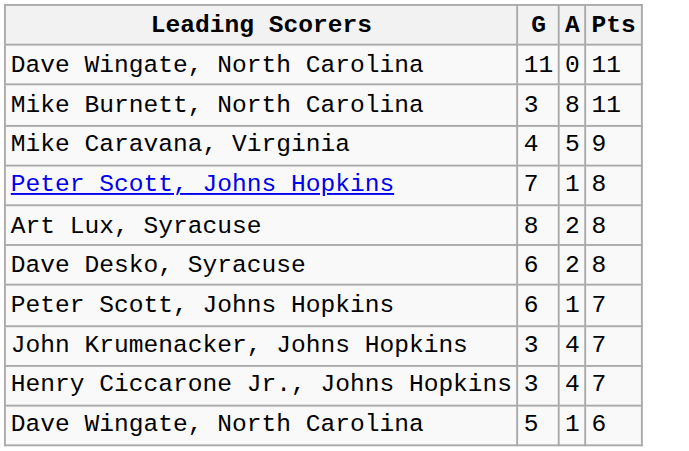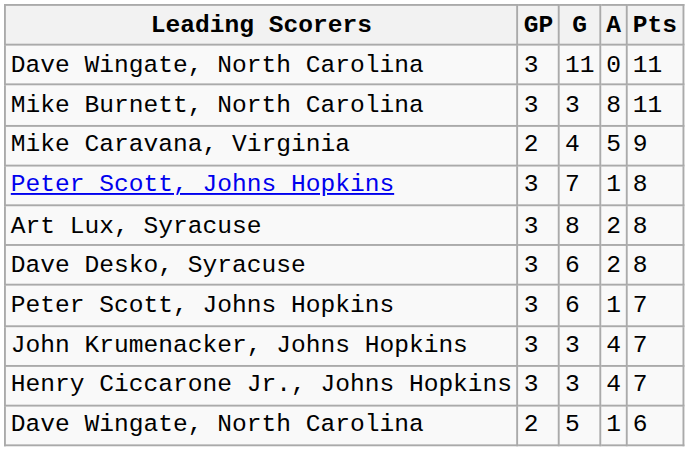+ column: (539, 25)
